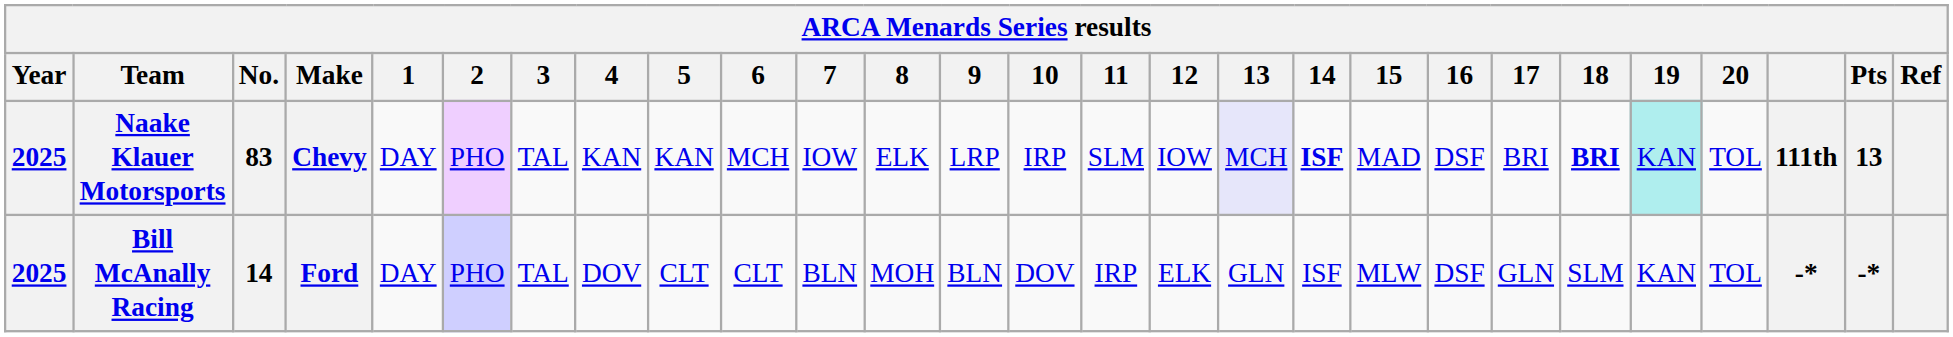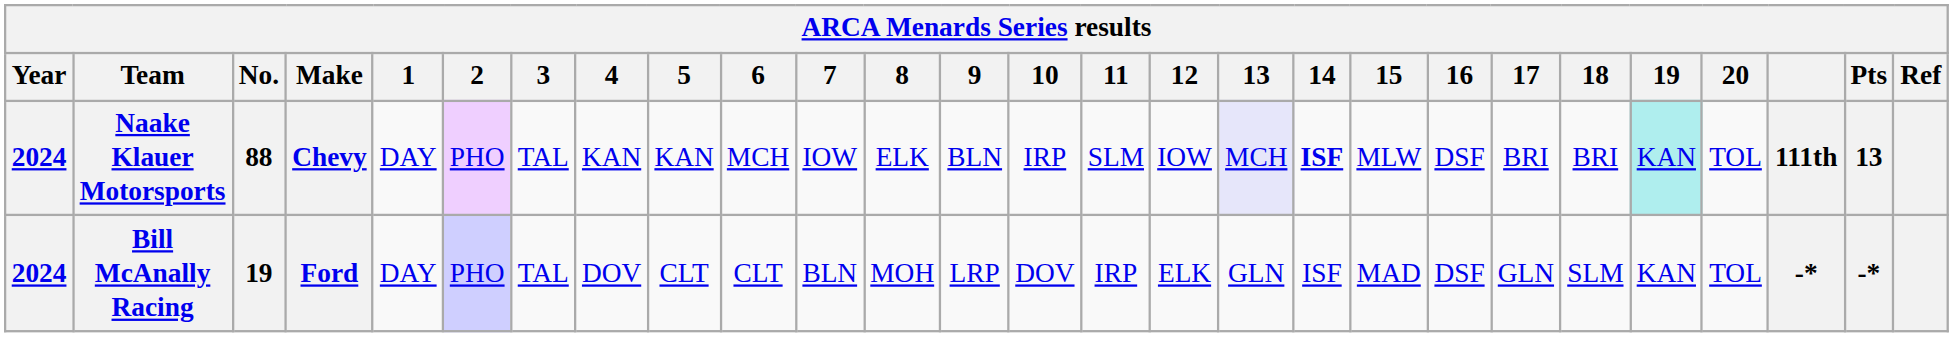(39, 157) 2025 -> (39, 157) 2024
(259, 157) 83 -> (259, 157) 88
(975, 157) LRP -> (975, 157) BLN
(1389, 157) MAD -> (1389, 157) MLW
(1595, 157) bold -> (1595, 157) normal
(39, 272) 2025 -> (39, 272) 2024
(259, 272) 14 -> (259, 272) 19
(975, 272) BLN -> (975, 272) LRP
(1389, 272) MLW -> (1389, 272) MAD
